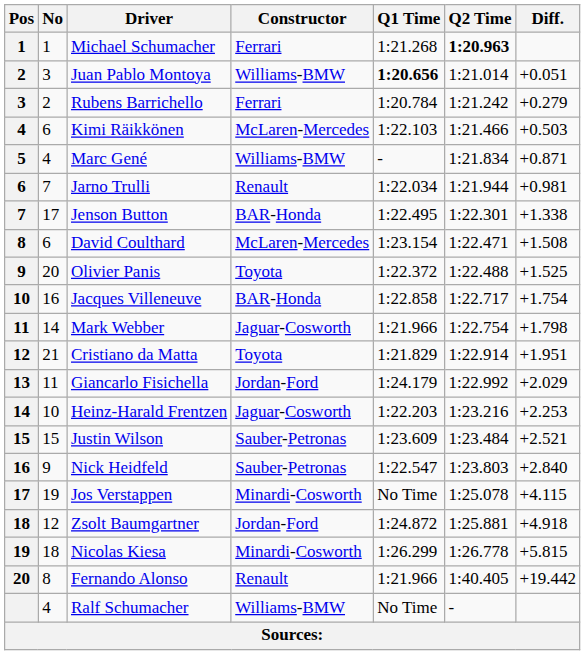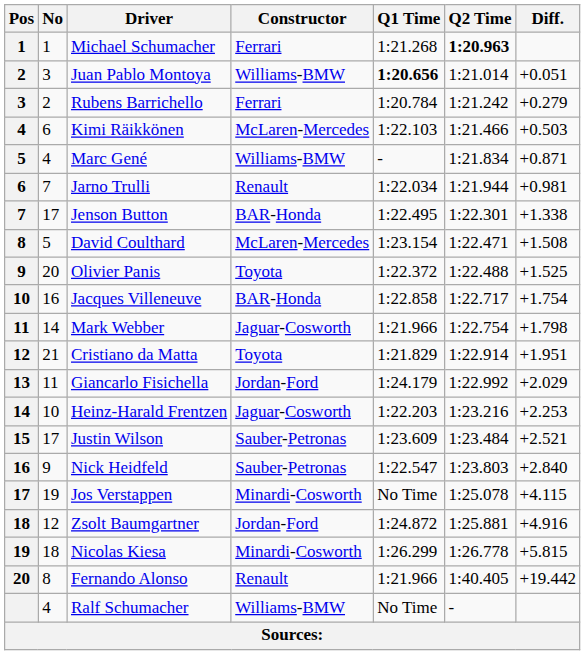(46, 242) 6 -> (46, 242) 5
(51, 438) 15 -> (51, 438) 17
(544, 522) +4.918 -> (544, 522) +4.916
